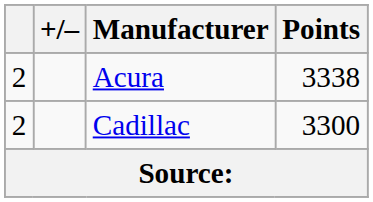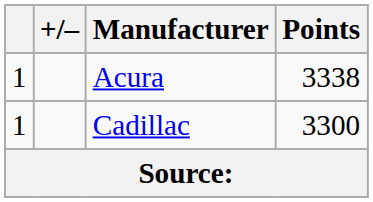(19, 76) 2 -> (19, 76) 1
(19, 124) 2 -> (19, 124) 1
